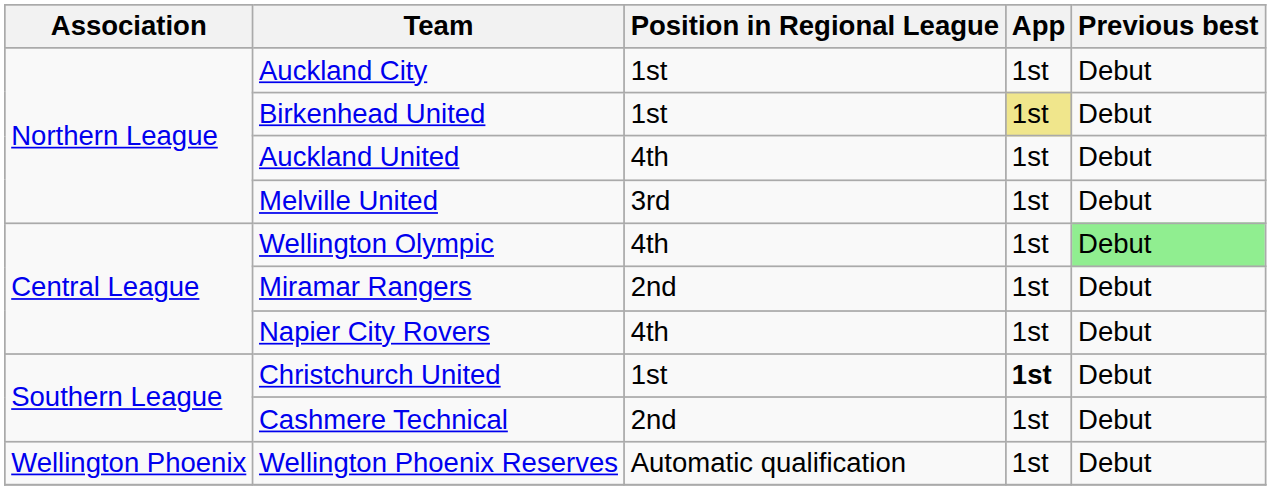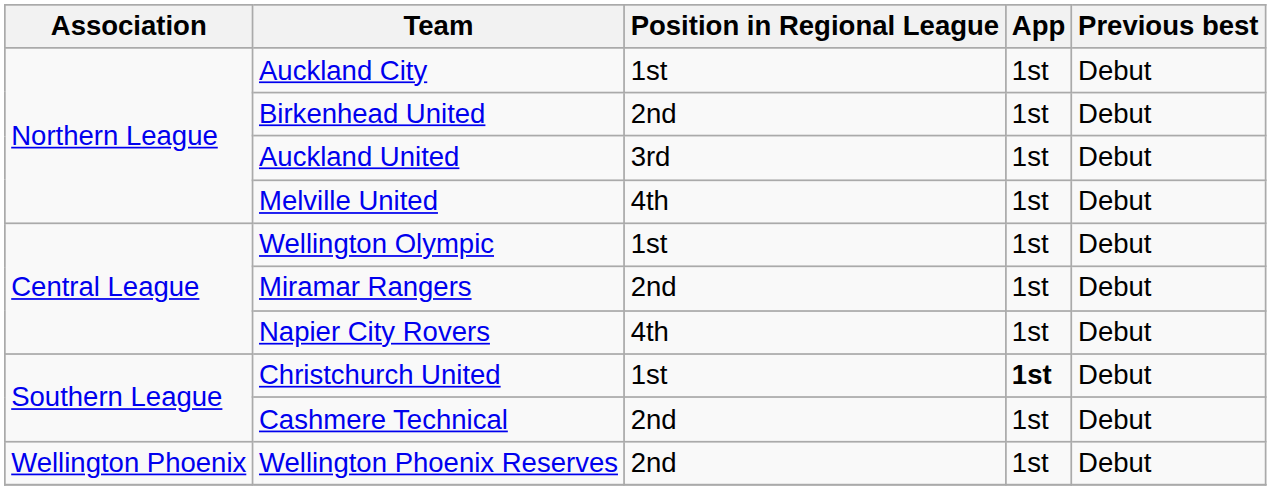(649, 113) 1st -> (654, 113) 2nd
(1030, 113) khaki background -> (1030, 113) no background
(650, 157) 4th -> (651, 157) 3rd
(651, 200) 3rd -> (650, 200) 4th
(650, 244) 4th -> (649, 244) 1st
(1115, 244) lightgreen background -> (1115, 244) no background
(768, 462) Automatic qualification -> (654, 462) 2nd
